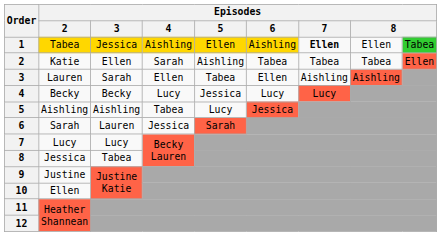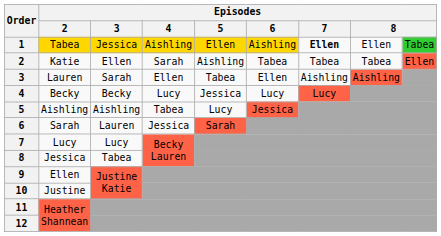(65, 175) Justine -> (65, 175) Ellen
(65, 191) Ellen -> (65, 191) Justine
